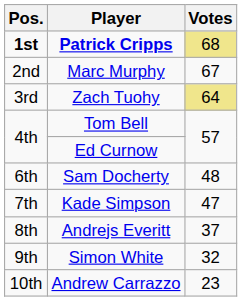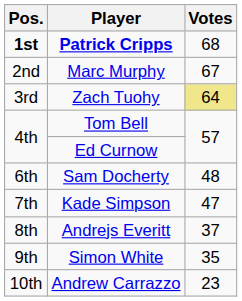(210, 44) khaki background -> (210, 44) no background
(210, 256) 32 -> (210, 256) 35
